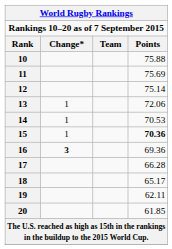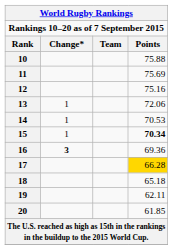(155, 89) 75.14 -> (155, 89) 75.16
(155, 134) 70.36 -> (155, 134) 70.34
(155, 165) no background -> (155, 165) gold background
(155, 180) 65.17 -> (155, 180) 65.18
